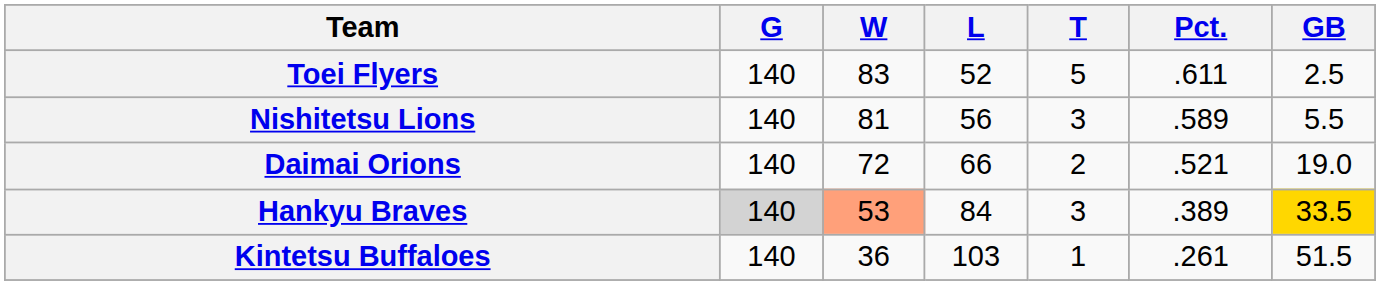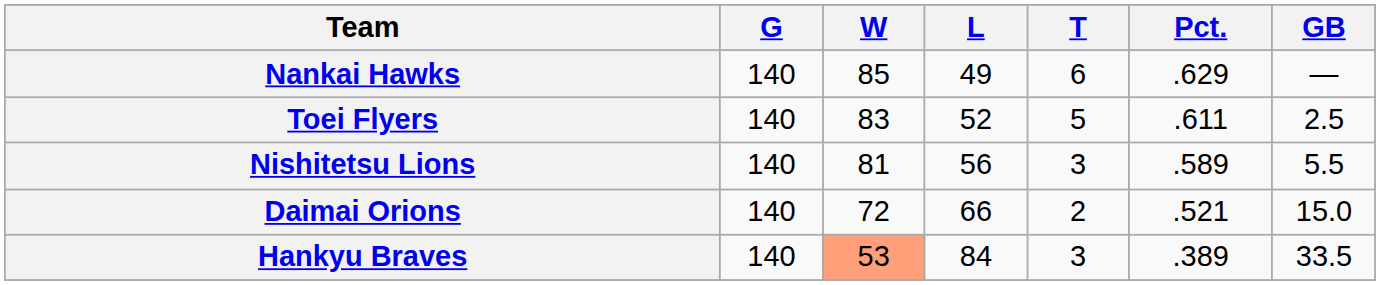+ row: (363, 73)
(1324, 165) 19.0 -> (1324, 211) 15.0
(772, 211) lightgrey background -> (772, 257) no background
(1324, 211) gold background -> (1324, 257) no background
- row: (363, 257)
